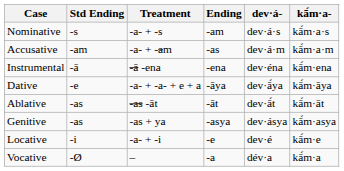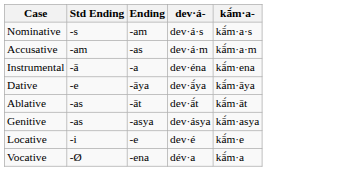- column: (165, 13)
(216, 67) -ena -> (134, 67) -a
(211, 157) -a -> (139, 157) -ena
